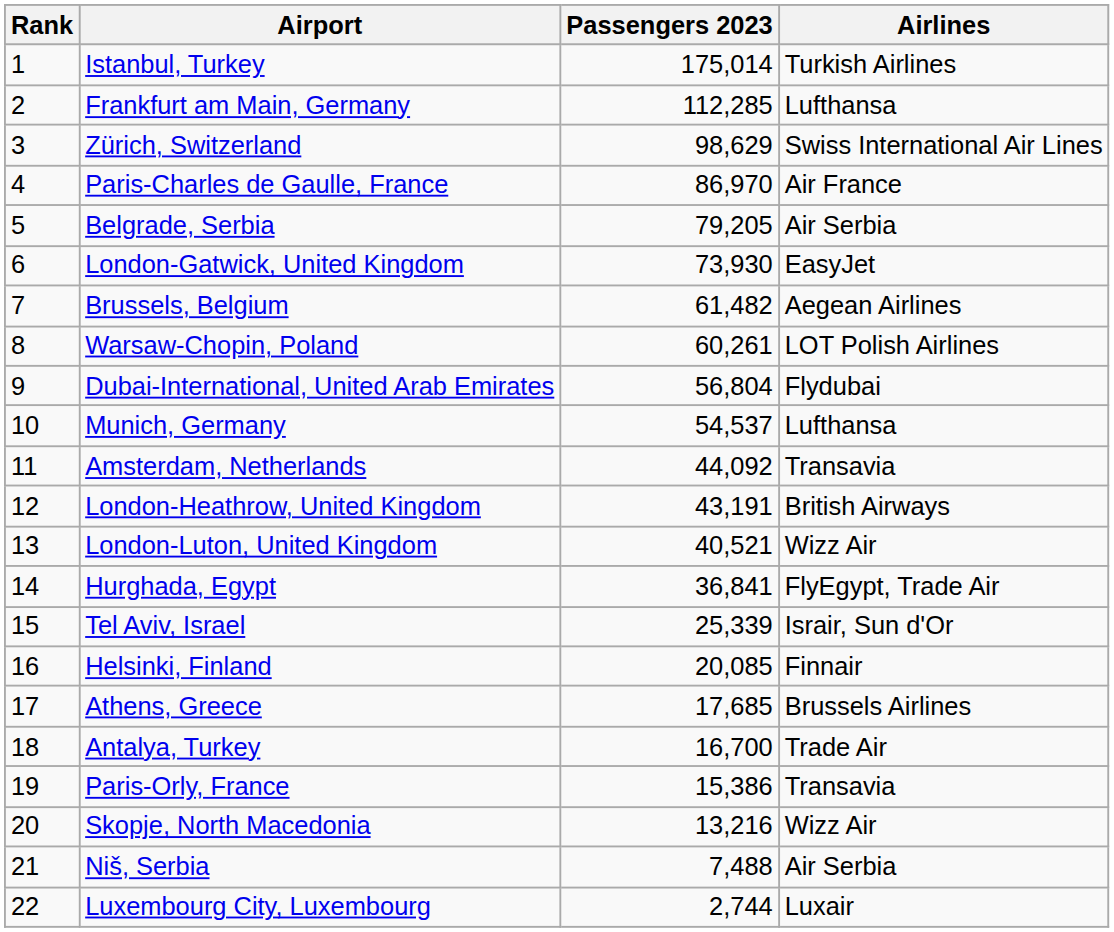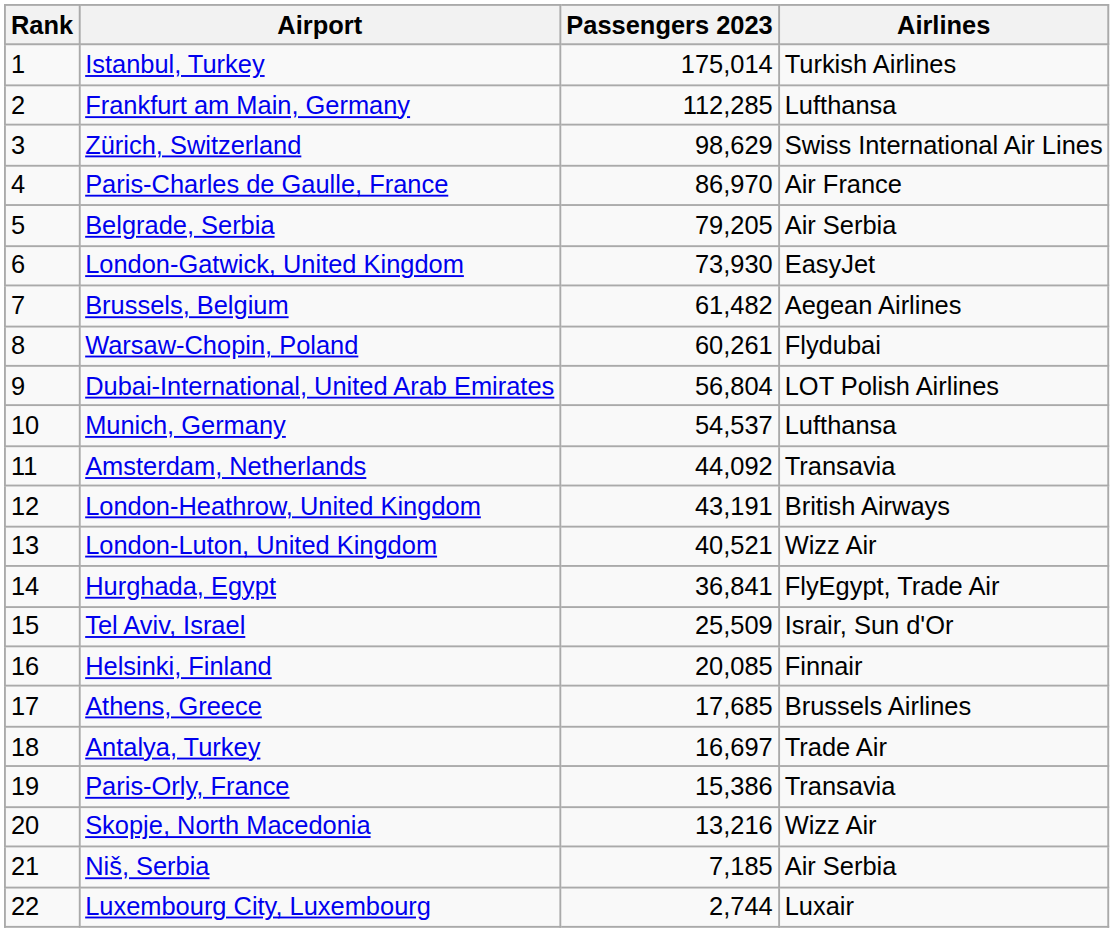(892, 345) LOT Polish Airlines -> (833, 345) Flydubai
(833, 385) Flydubai -> (892, 385) LOT Polish Airlines
(734, 626) 25,339 -> (734, 626) 25,509
(734, 746) 16,700 -> (734, 746) 16,697
(741, 866) 7,488 -> (741, 866) 7,185
